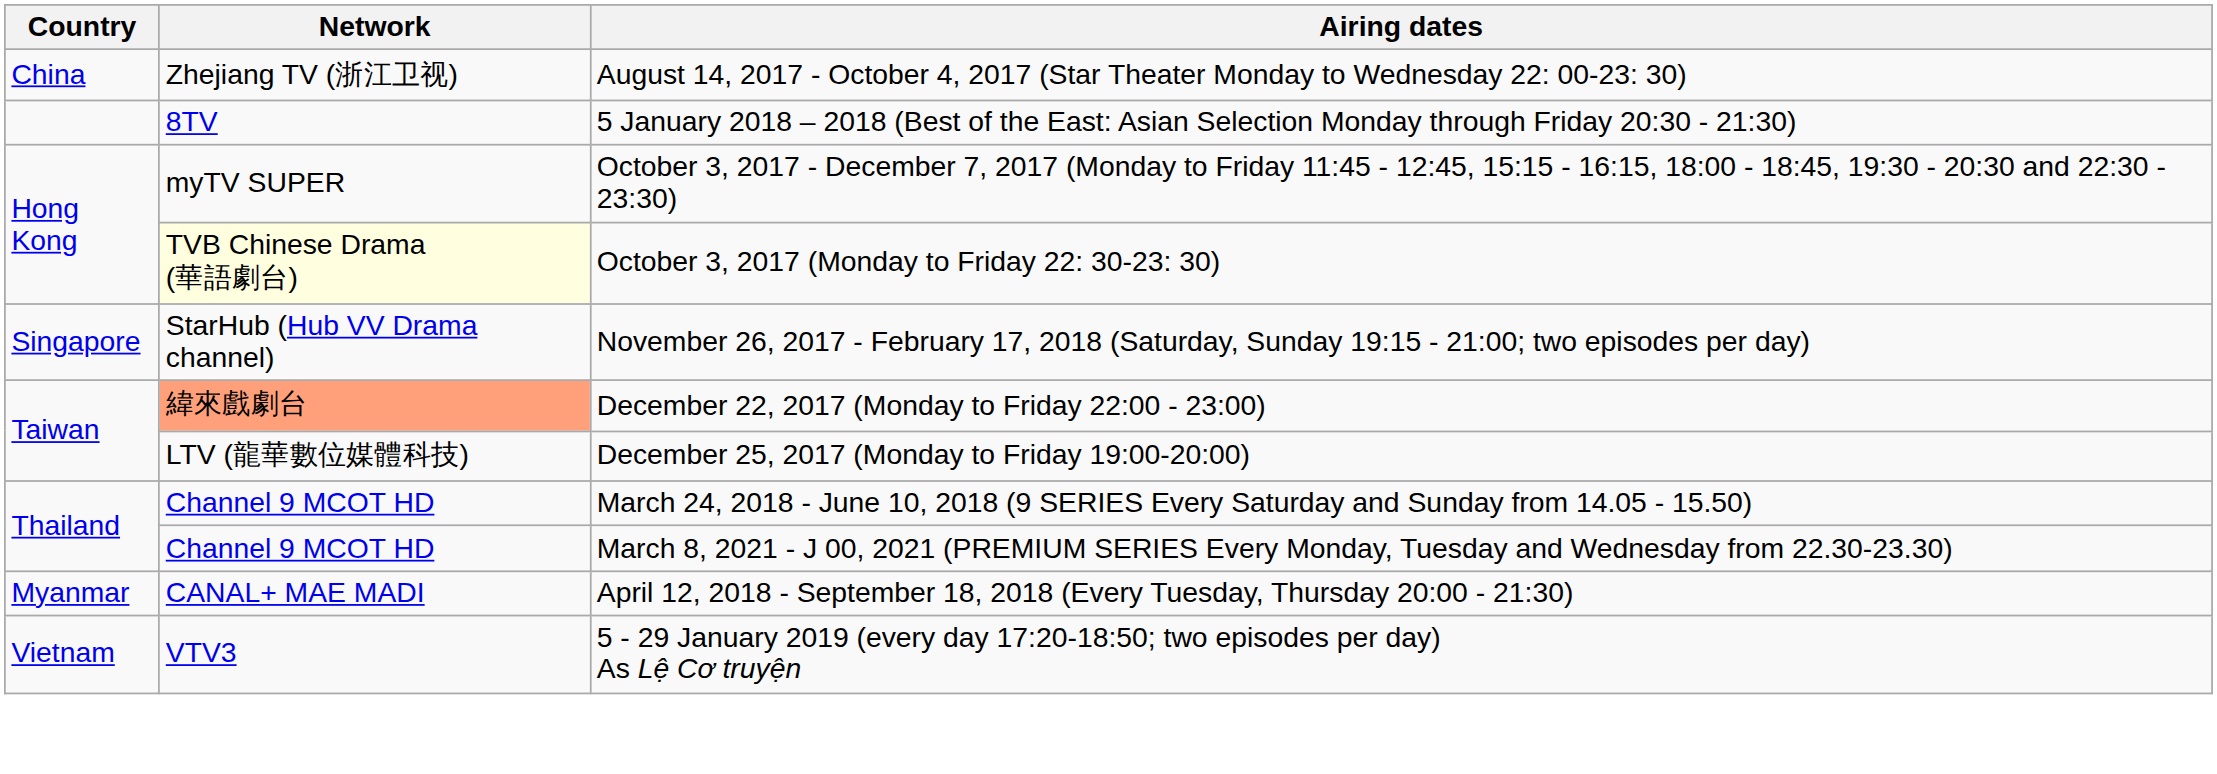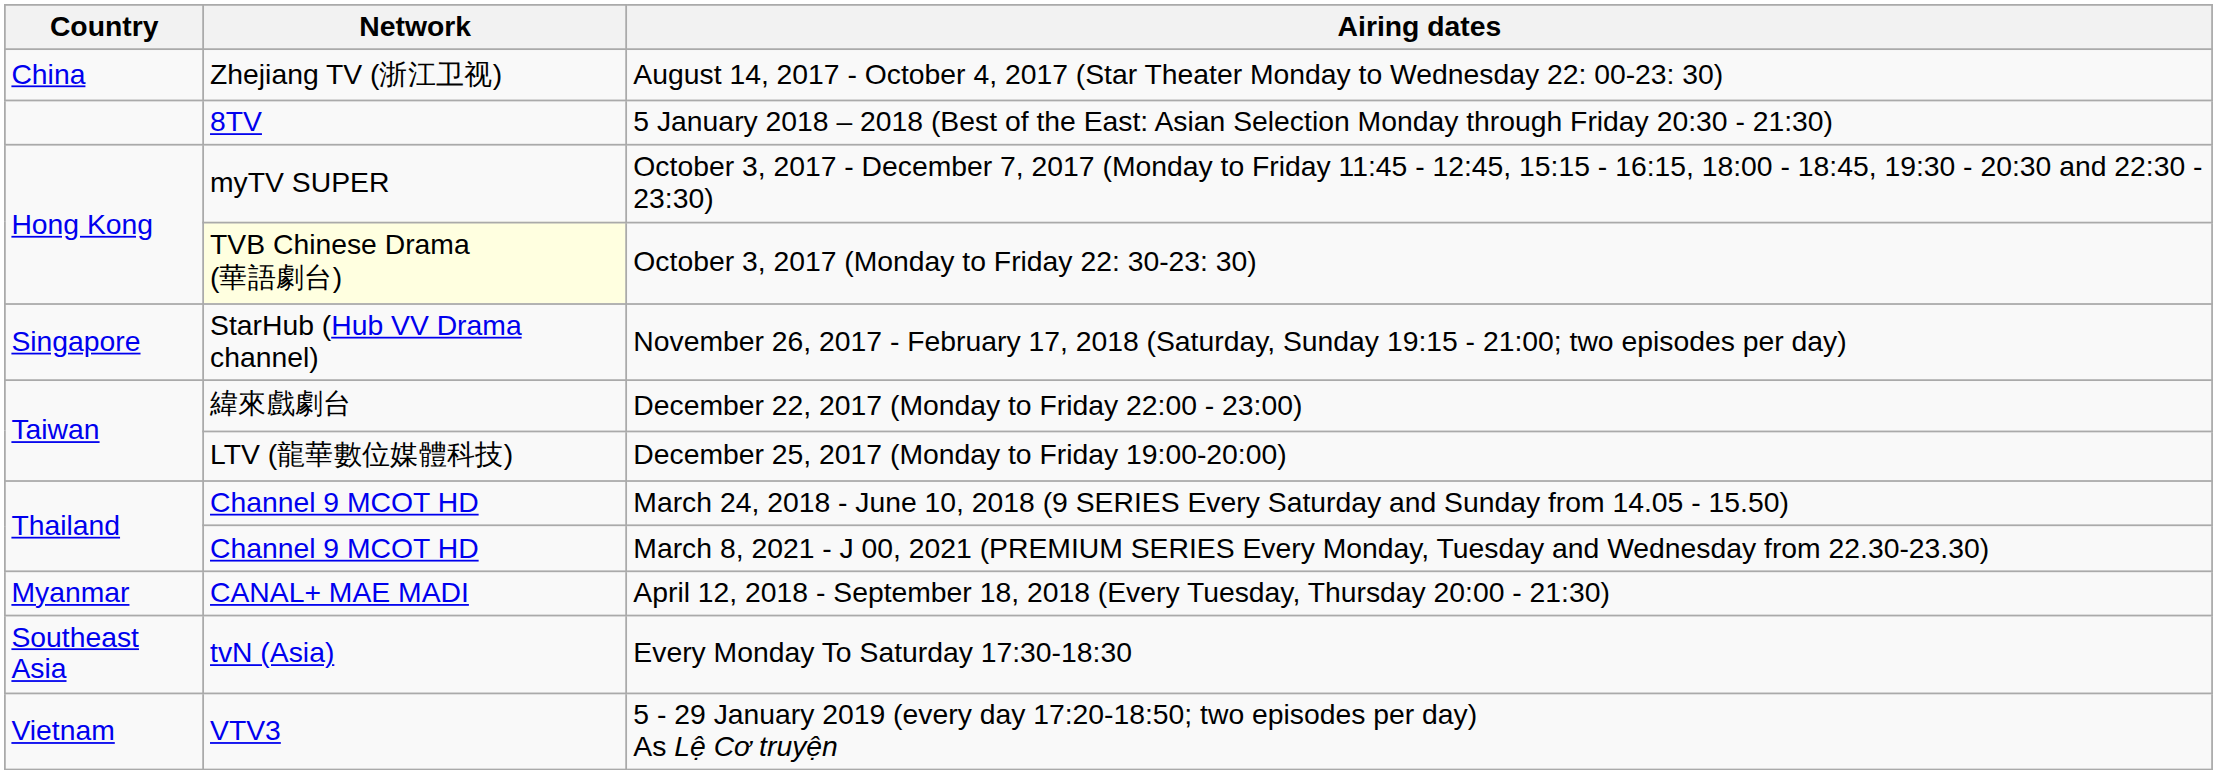(237, 404) lightsalmon background -> (281, 404) no background
+ row: (883, 653)
